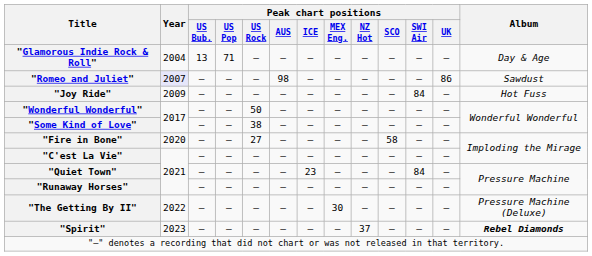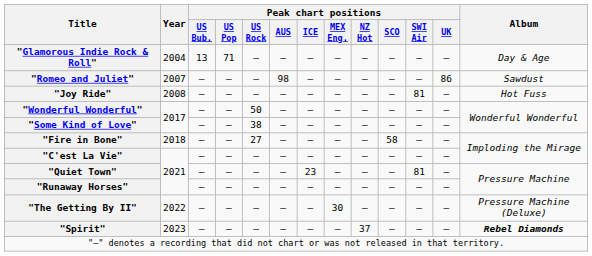(174, 79) lavender background -> (174, 79) no background
(174, 94) 2009 -> (174, 94) 2008
(419, 94) 84 -> (419, 94) 81
(174, 140) 2020 -> (174, 140) 2018
(419, 171) 84 -> (419, 171) 81
